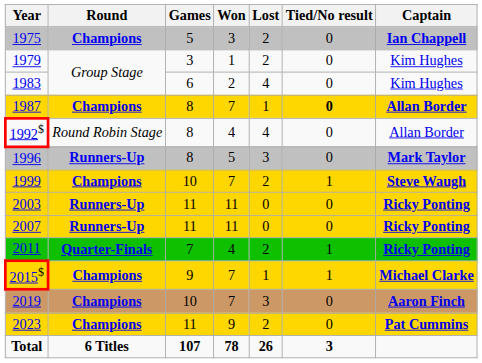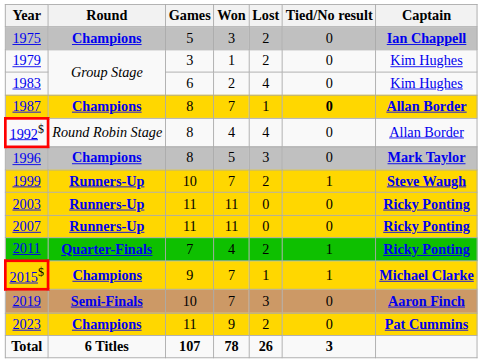(107, 158) Runners-Up -> (107, 158) Champions
(107, 181) Champions -> (107, 181) Runners-Up
(107, 301) Champions -> (107, 301) Semi-Finals
